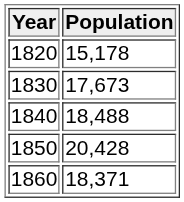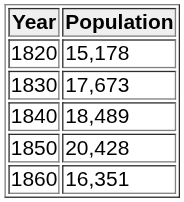(97, 116) 18,488 -> (97, 116) 18,489
(97, 179) 18,371 -> (97, 179) 16,351
